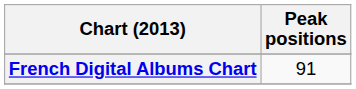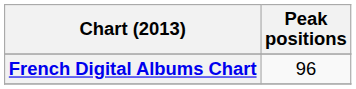(306, 68) 91 -> (306, 68) 96
